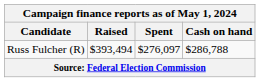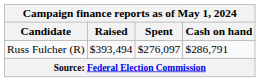(207, 49) $286,788 -> (207, 49) $286,791
